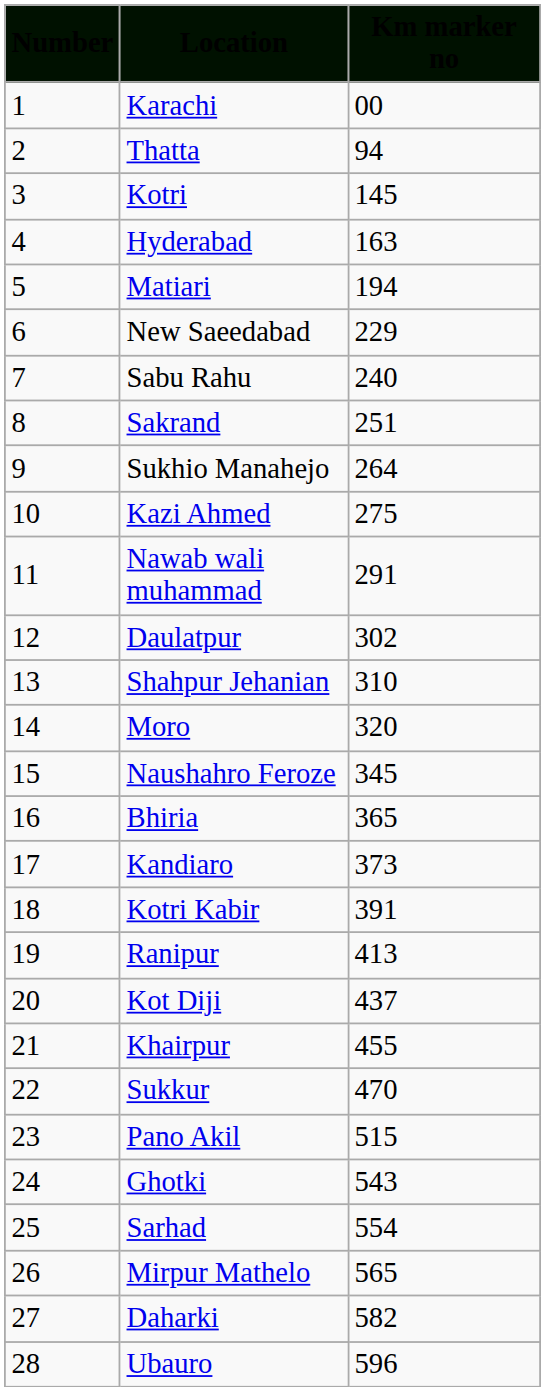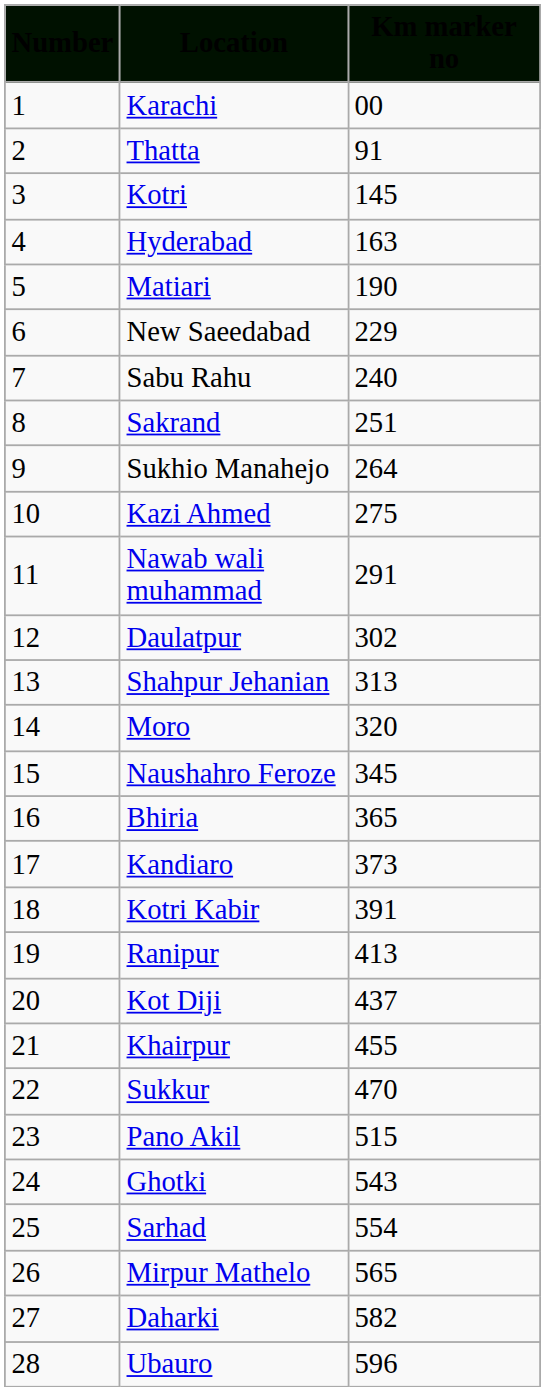(369, 150) 94 -> (369, 150) 91
(376, 286) 194 -> (376, 286) 190
(376, 682) 310 -> (376, 682) 313
